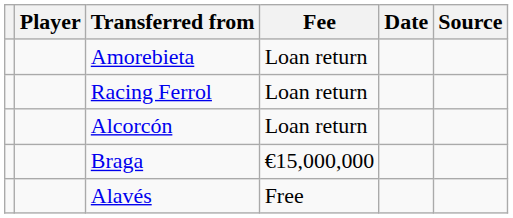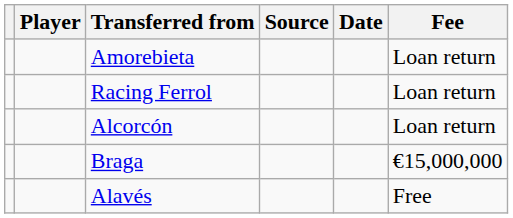columns swapped: (319, 21) <-> (470, 21)
